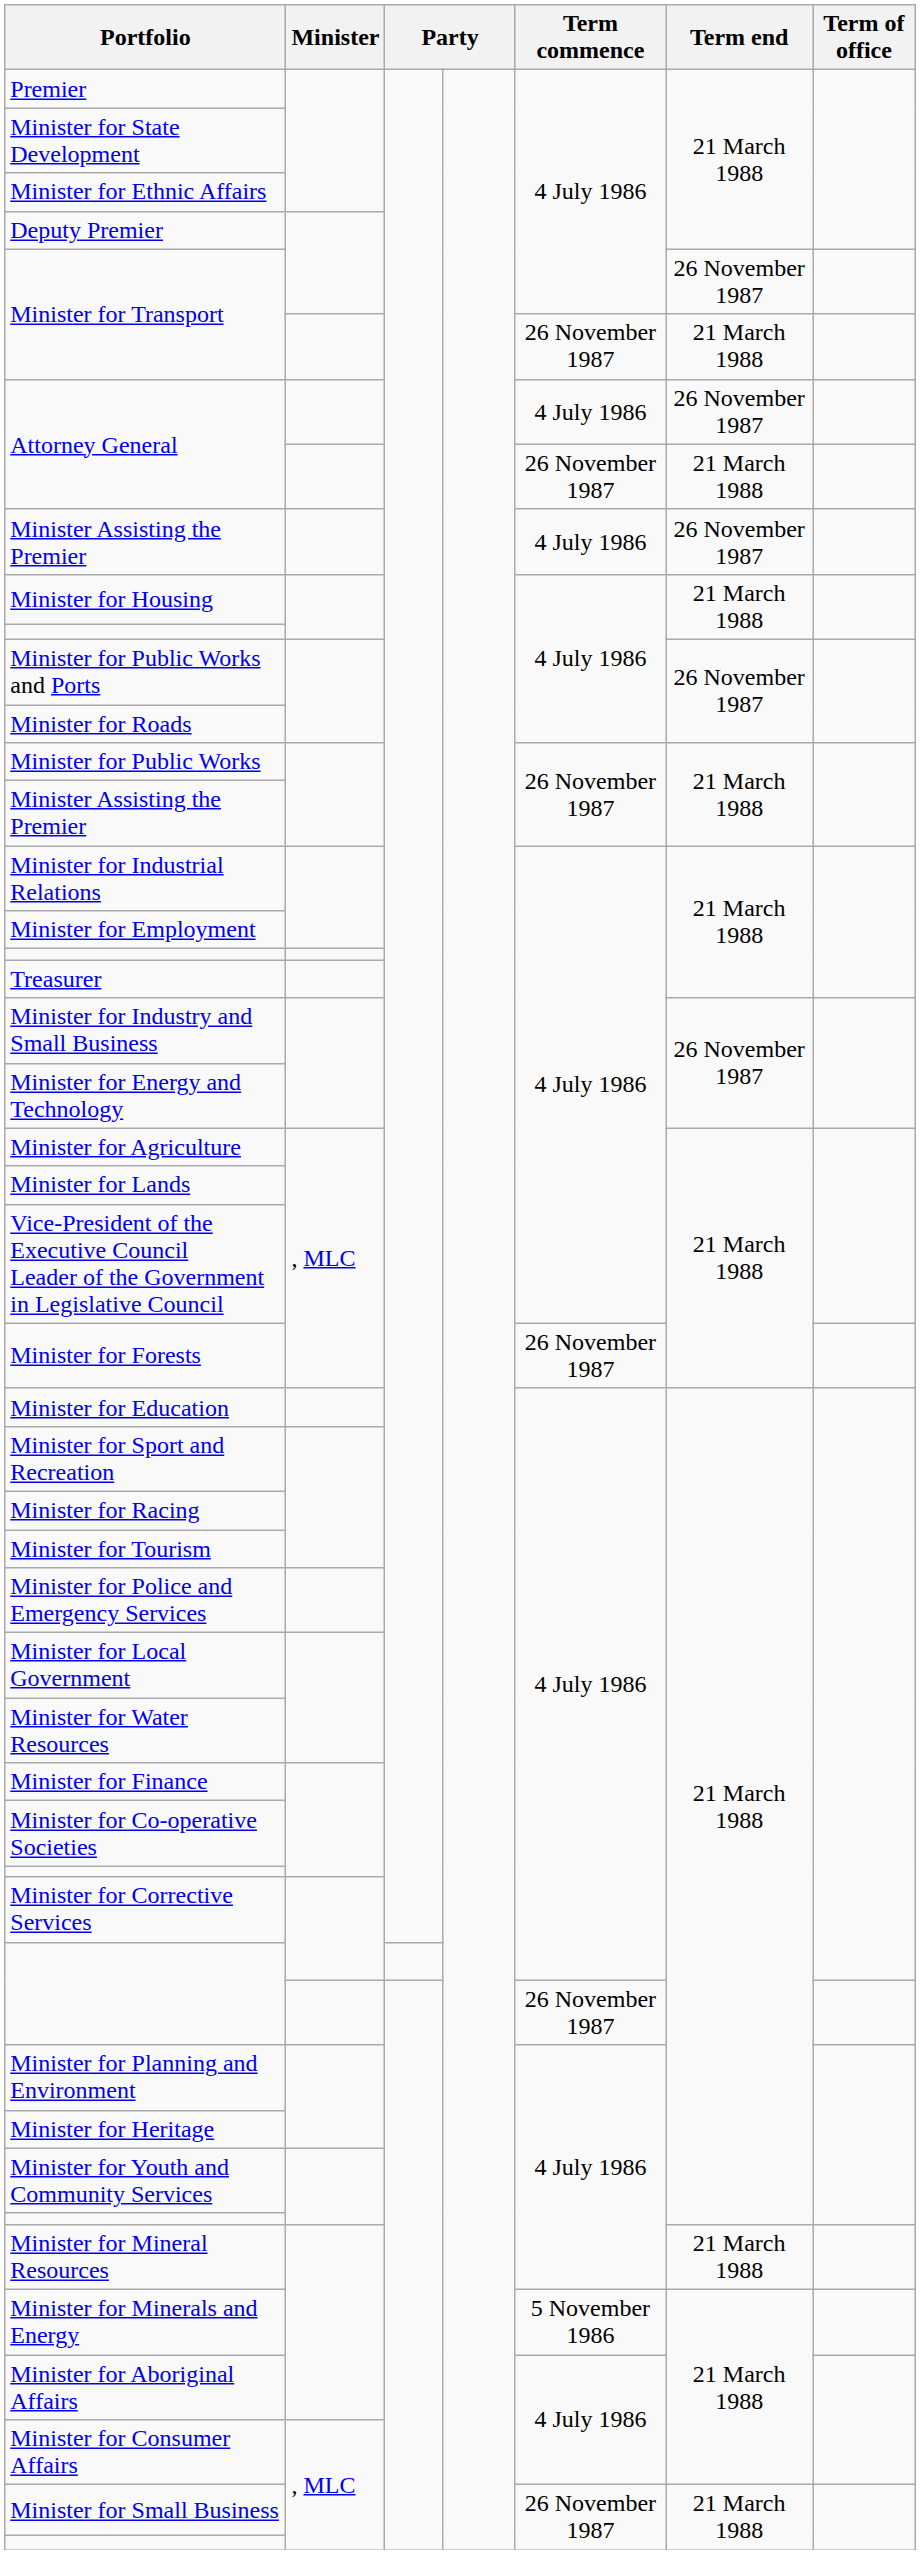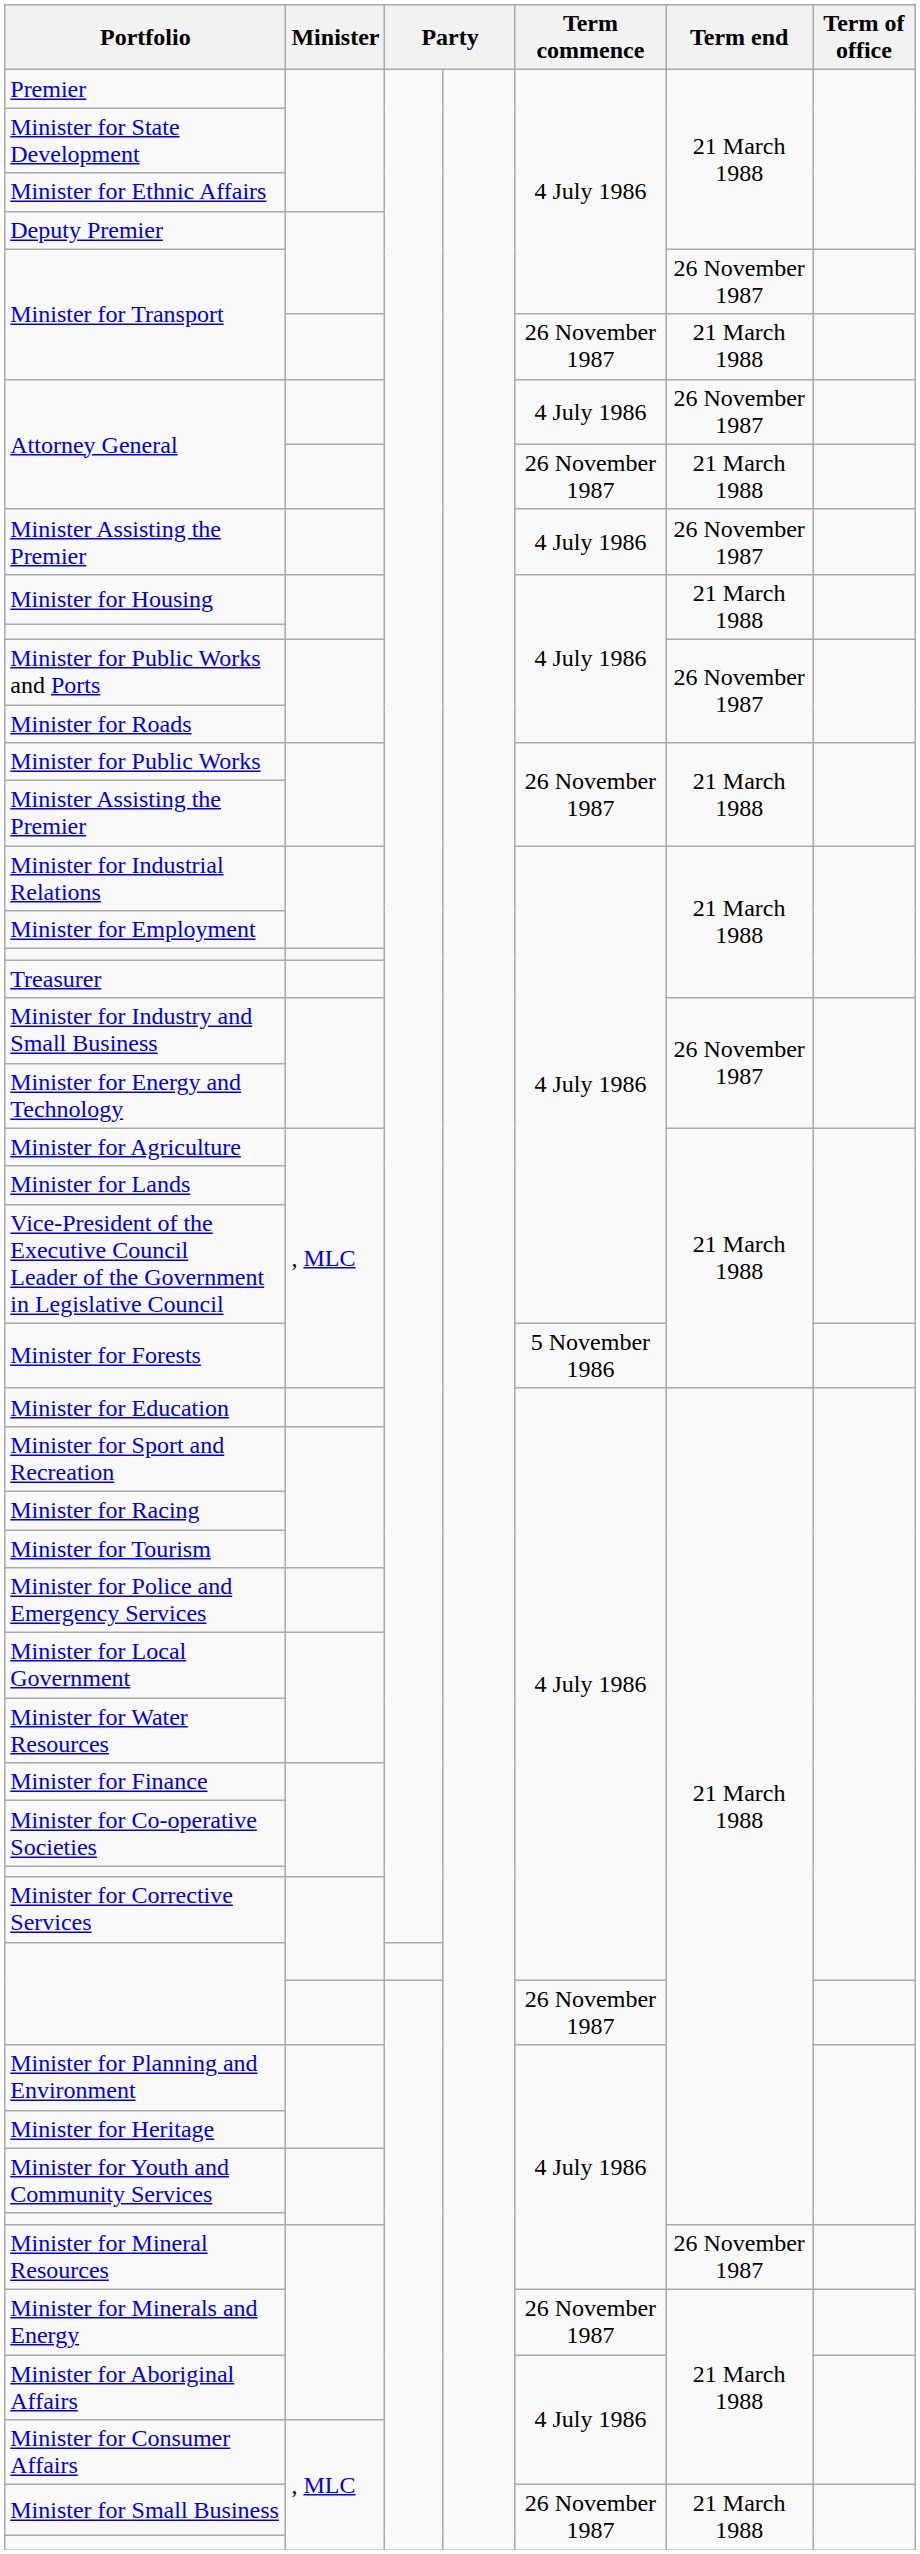(590, 1355) 26 November 1987 -> (590, 1355) 5 November 1986
(739, 2256) 21 March 1988 -> (739, 2256) 26 November 1987
(590, 2321) 5 November 1986 -> (590, 2321) 26 November 1987
